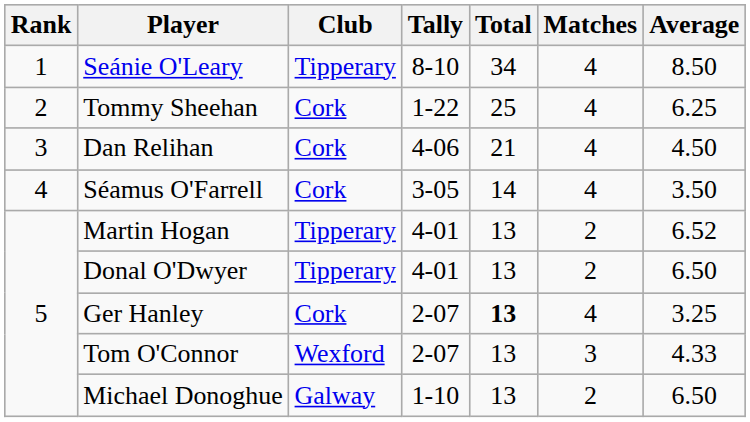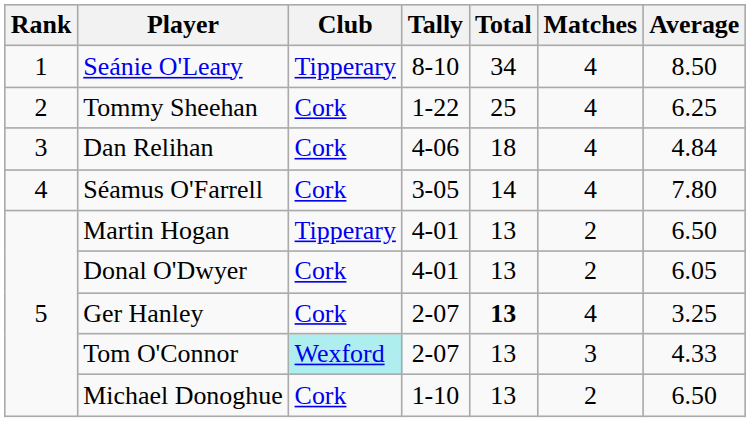(503, 148) 21 -> (503, 148) 18
(694, 148) 4.50 -> (694, 148) 4.84
(694, 189) 3.50 -> (694, 189) 7.80
(694, 230) 6.52 -> (694, 230) 6.50
(345, 271) Tipperary -> (321, 271) Cork
(694, 271) 6.50 -> (694, 271) 6.05
(340, 353) no background -> (340, 353) paleturquoise background
(335, 395) Galway -> (321, 395) Cork
